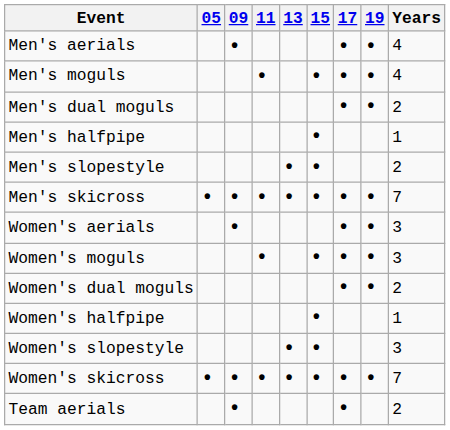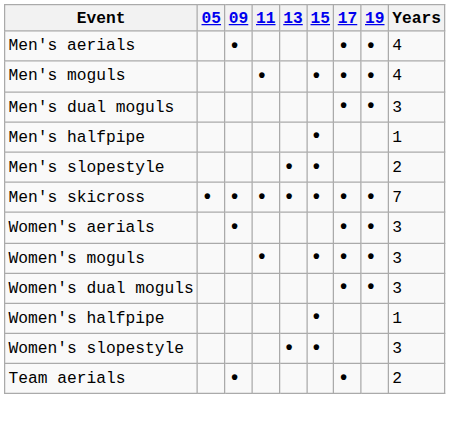(397, 107) 2 -> (397, 107) 3
(397, 288) 2 -> (397, 288) 3
- row: (87, 379)
